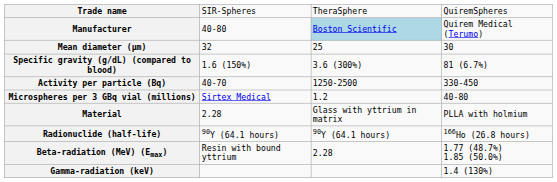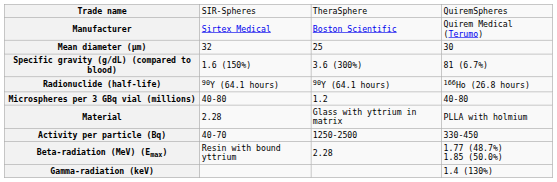(214, 29) 40-80 -> (236, 29) Sirtex Medical
(355, 29) lightblue background -> (355, 29) no background
rows swapped: (102, 83) <-> (102, 134)
(236, 97) Sirtex Medical -> (214, 99) 40-80
